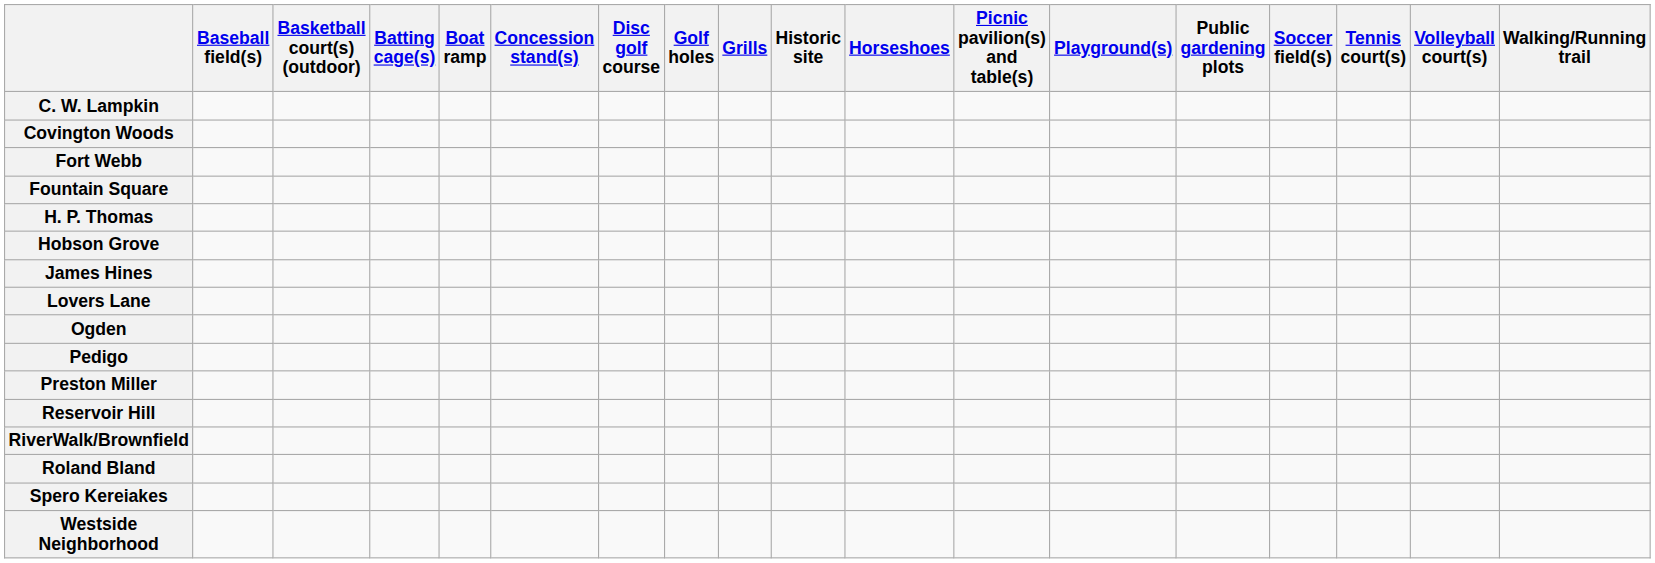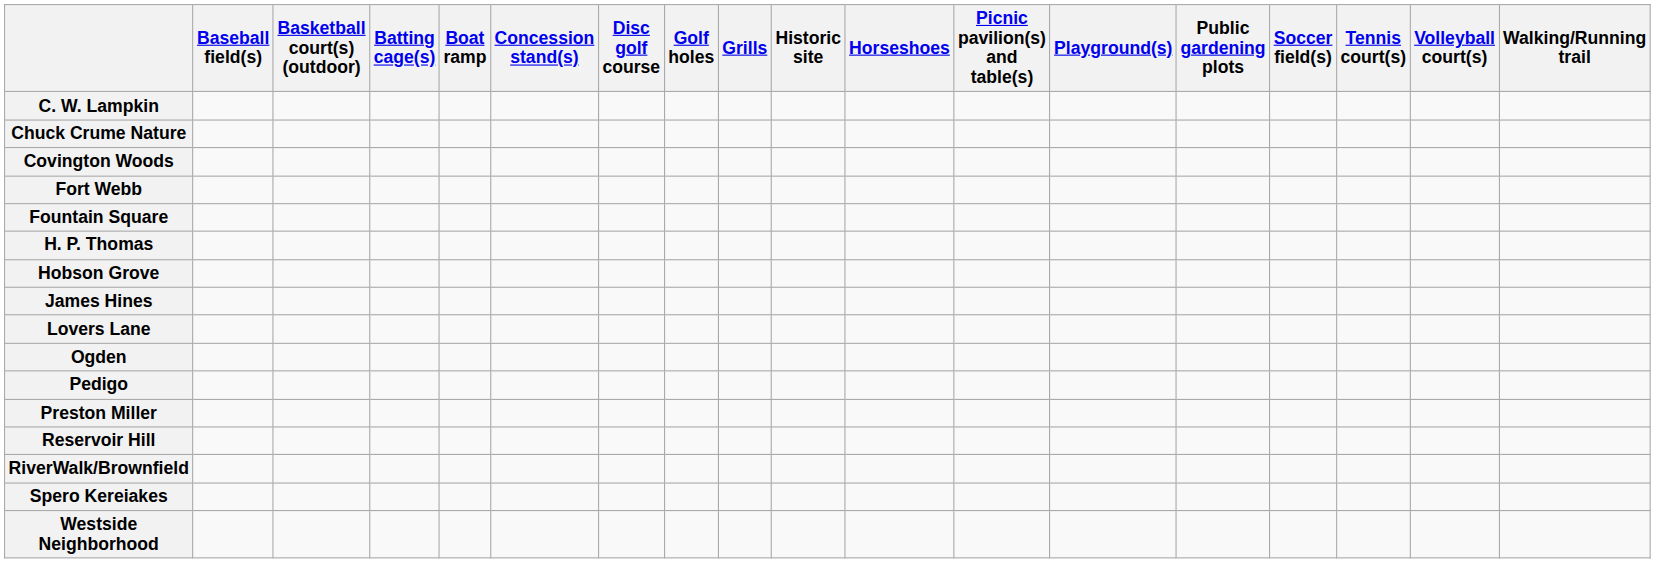+ row: (99, 133)
- row: (99, 468)
